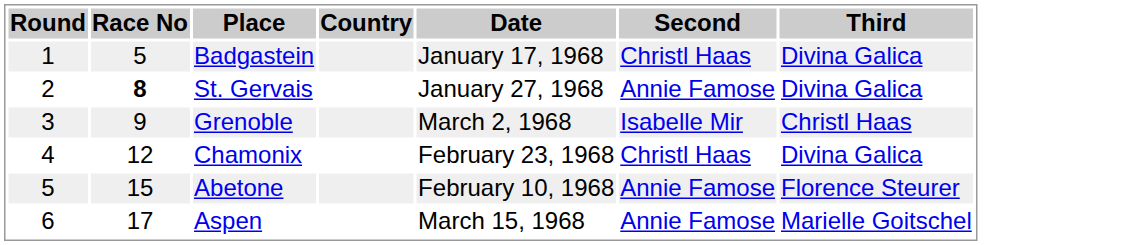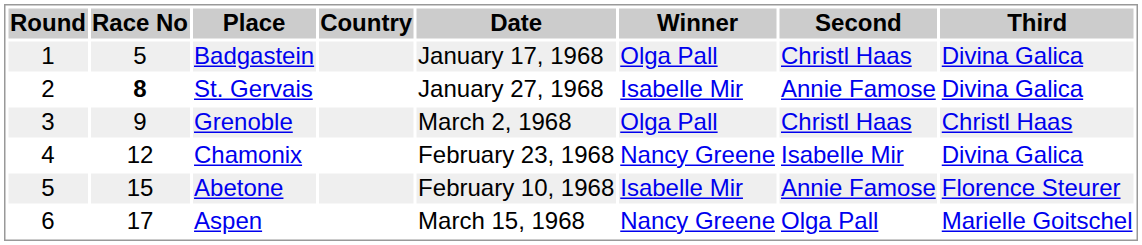+ column: (698, 23)
(682, 122) Isabelle Mir -> (846, 122) Christl Haas
(686, 155) Christl Haas -> (842, 155) Isabelle Mir
(698, 221) Annie Famose -> (830, 221) Olga Pall
